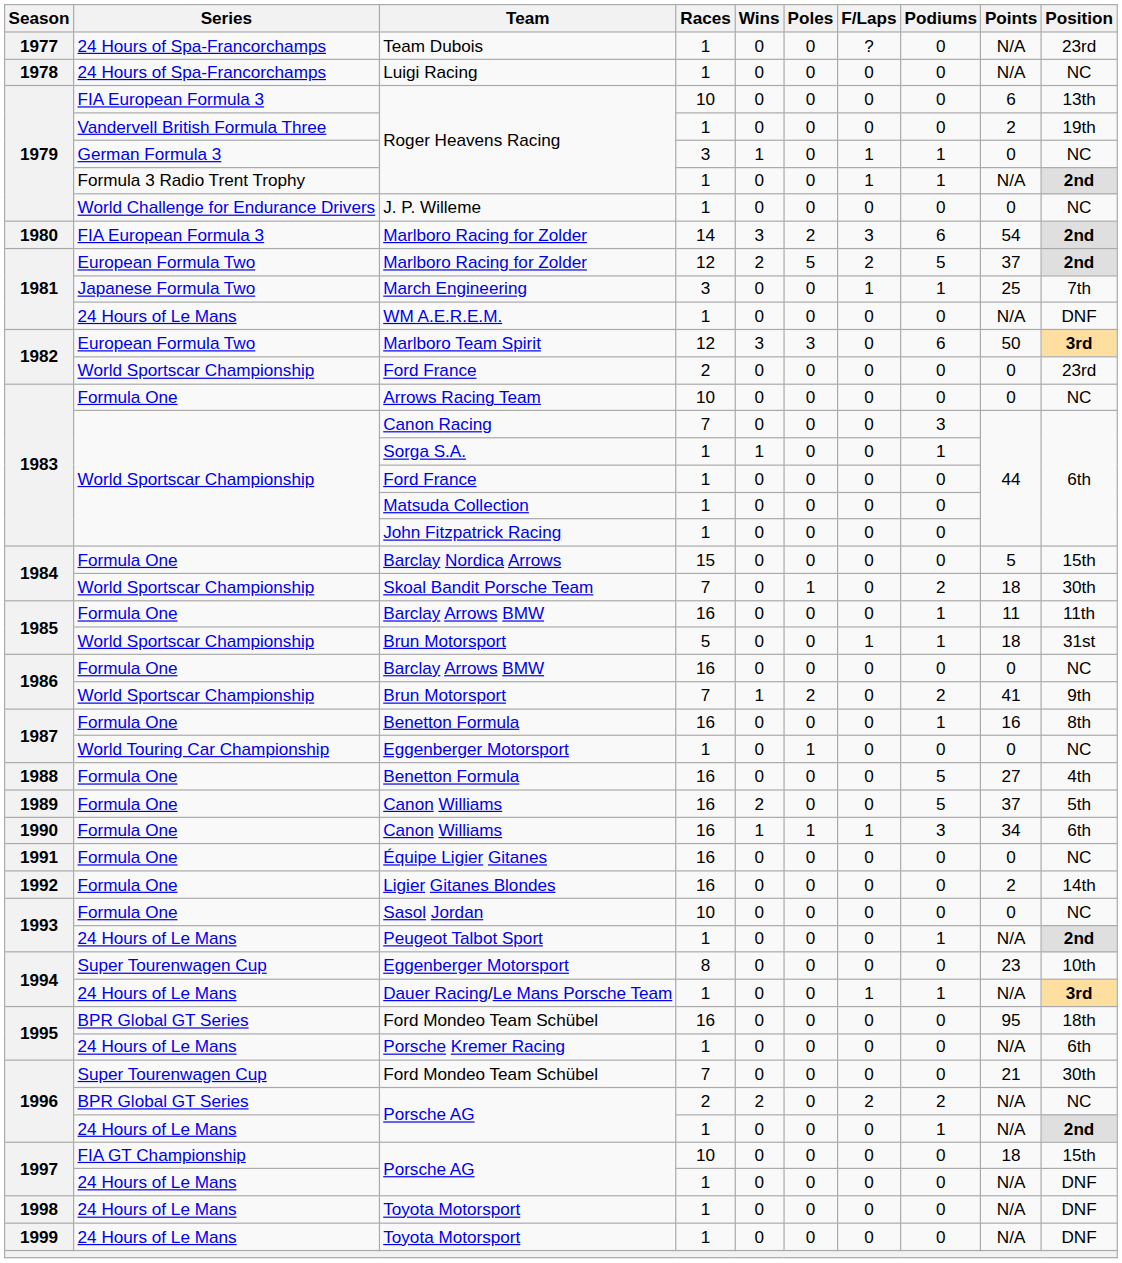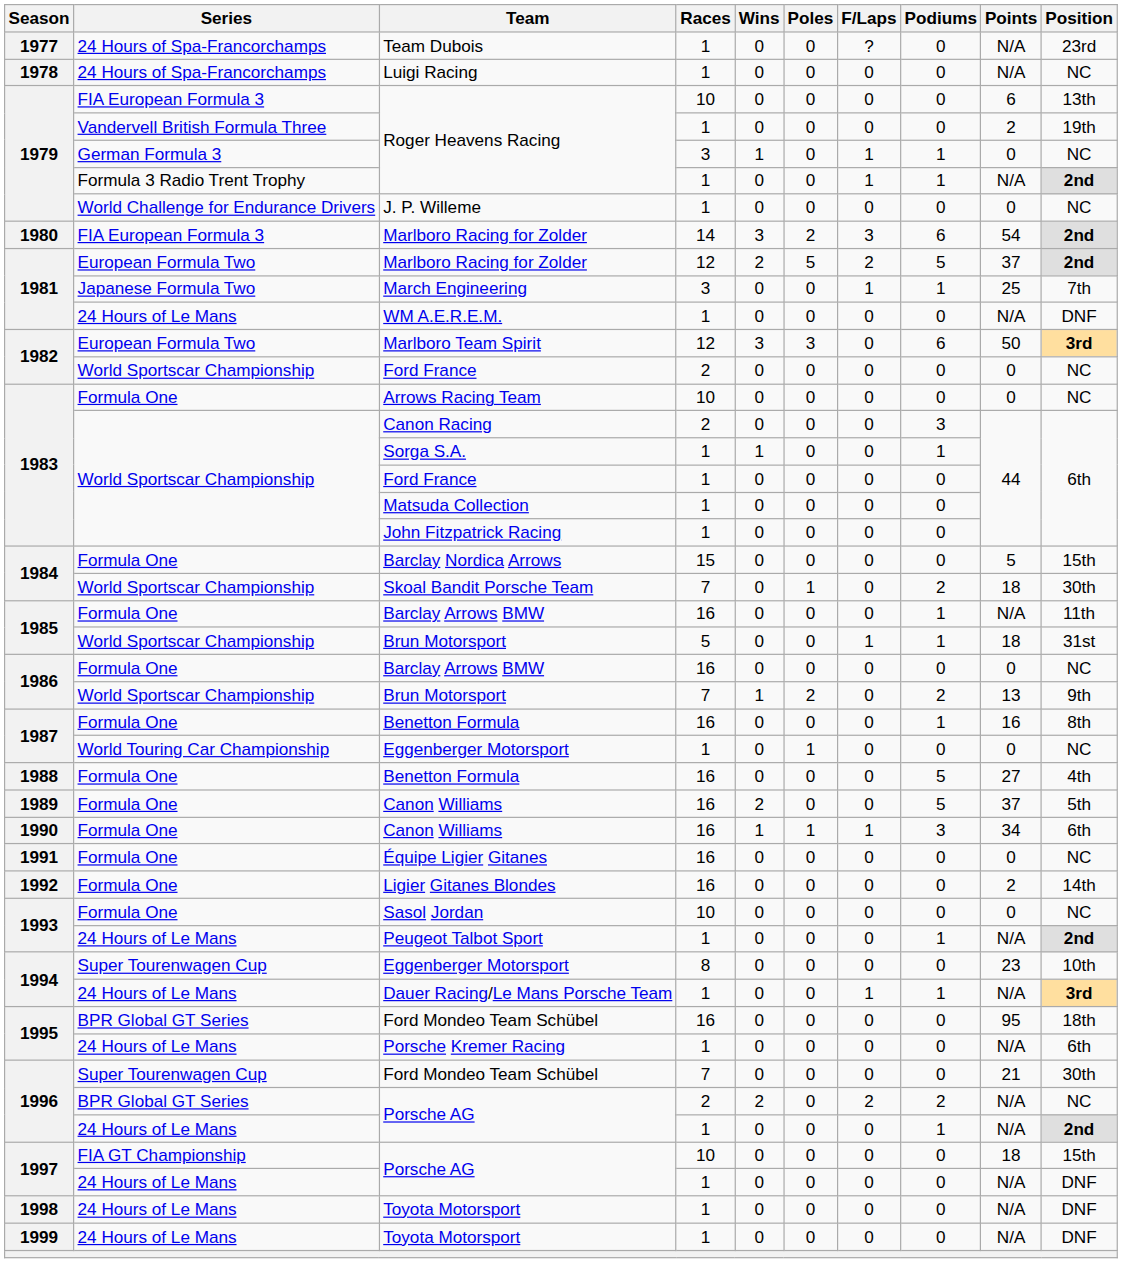(1079, 370) 23rd -> (1079, 370) NC
(706, 425) 7 -> (706, 425) 2
(1011, 614) 11 -> (1011, 614) N/A
(1011, 695) 41 -> (1011, 695) 13
